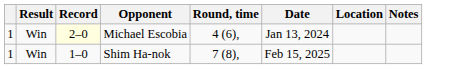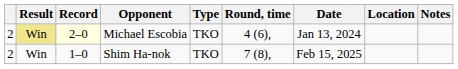+ column: (206, 14)
(10, 34) 1 -> (10, 34) 2
(36, 34) no background -> (36, 34) khaki background
(10, 53) 1 -> (10, 53) 2
